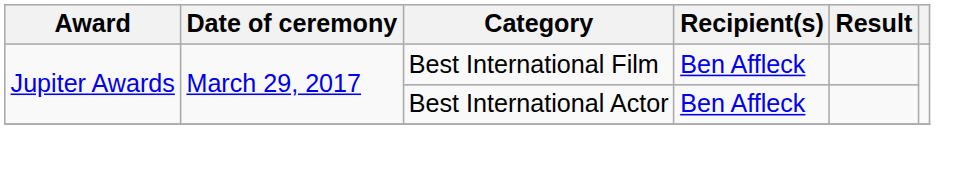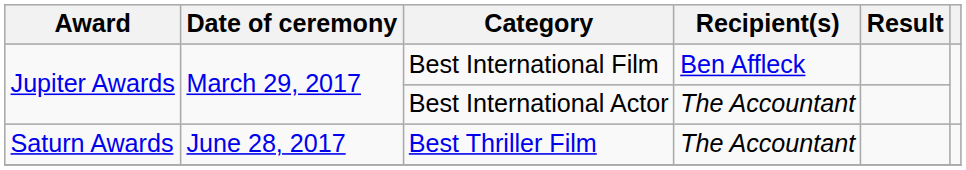(743, 104) Ben Affleck -> (768, 104) The Accountant
+ row: (503, 143)
